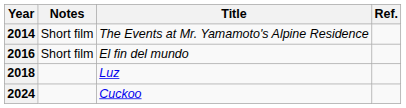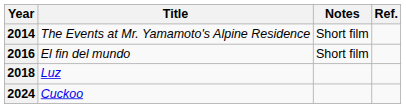columns swapped: (234, 14) <-> (67, 14)
